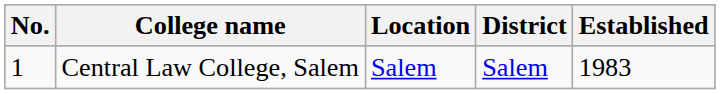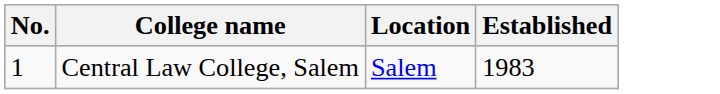- column: (524, 25)
